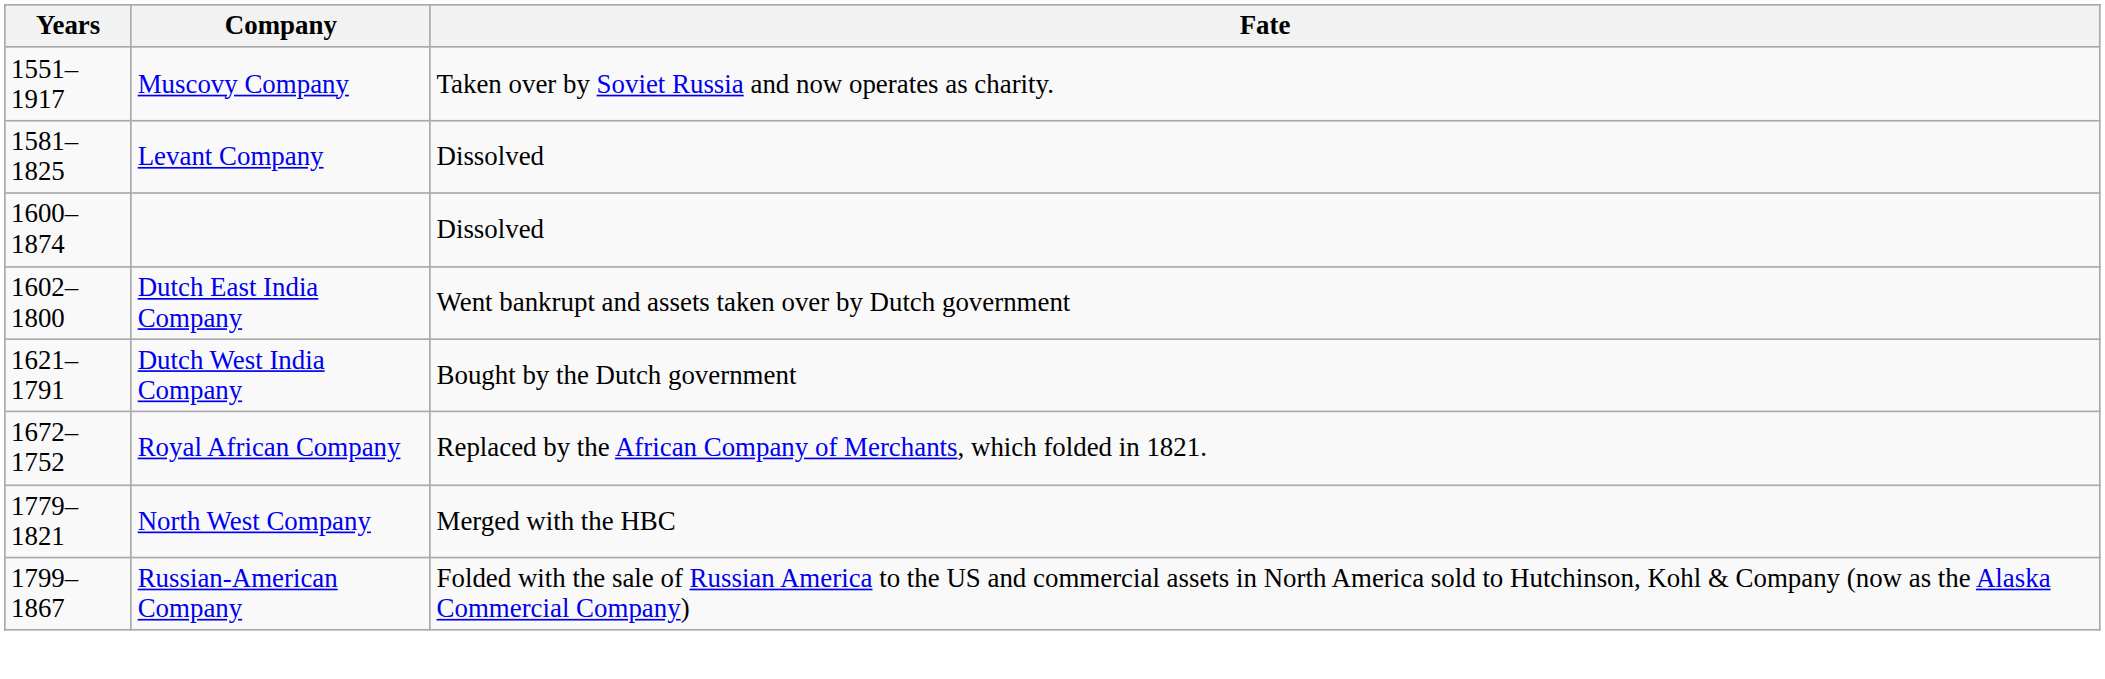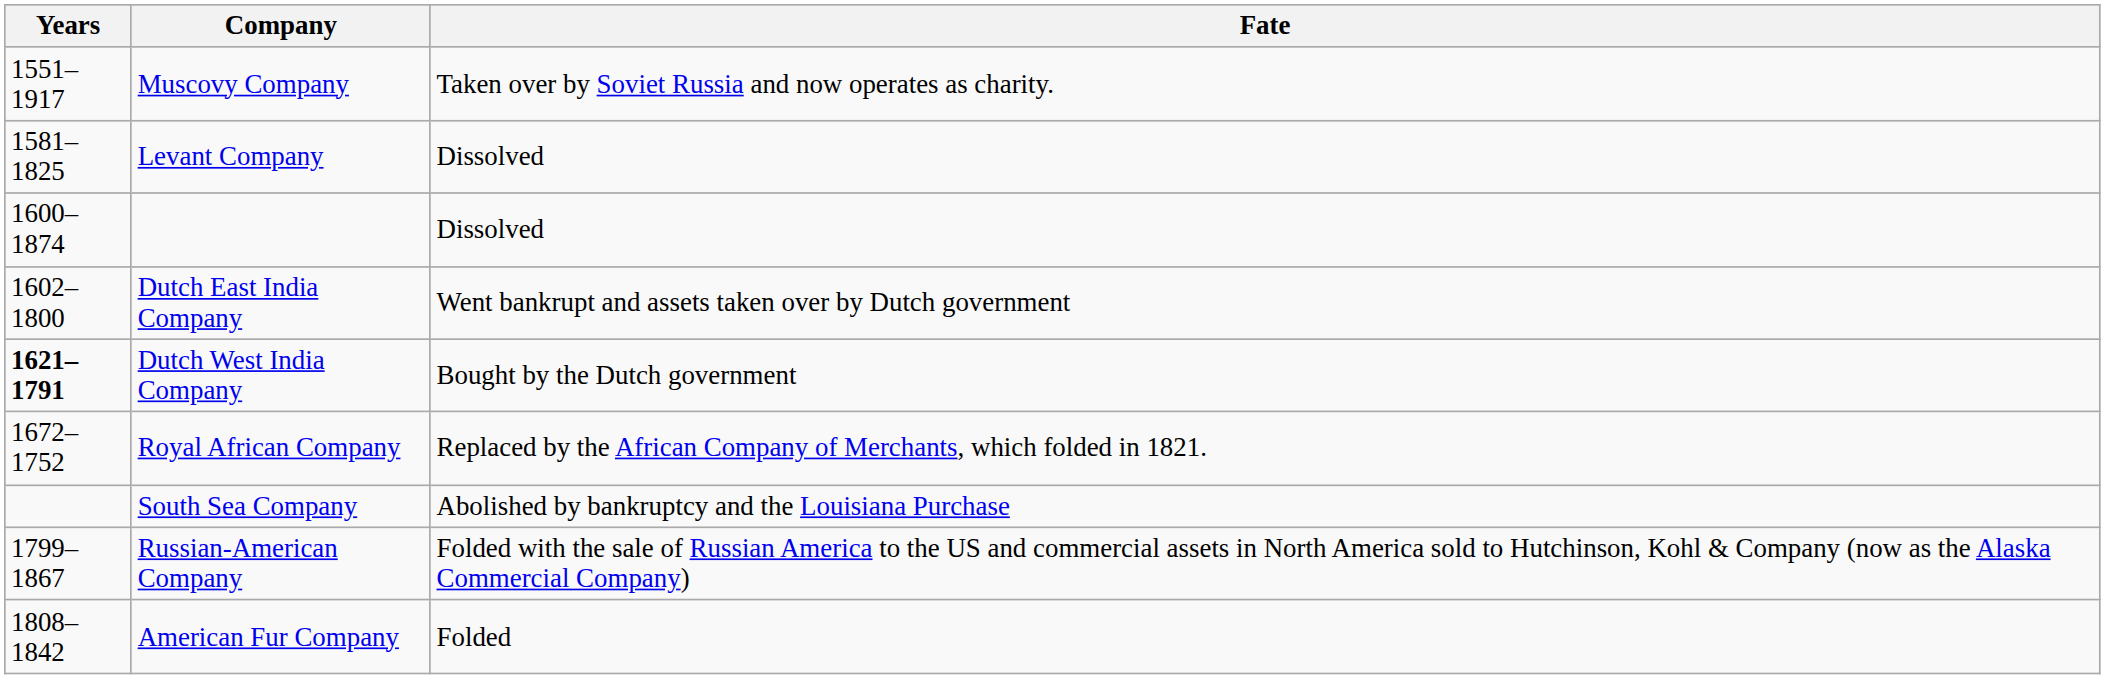(45, 375) normal -> (45, 375) bold
+ row: (247, 505)
- row: (254, 520)
+ row: (268, 636)
